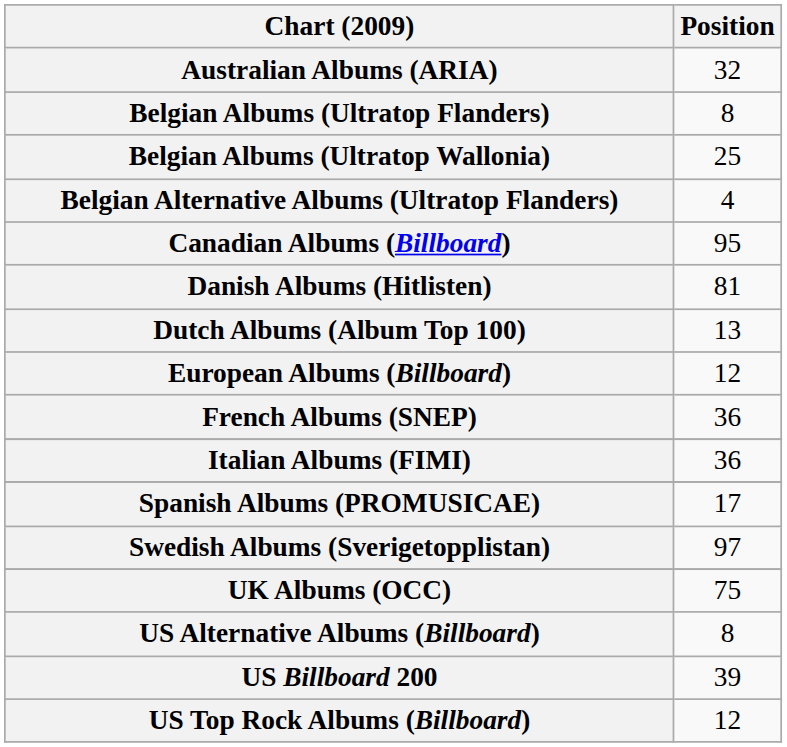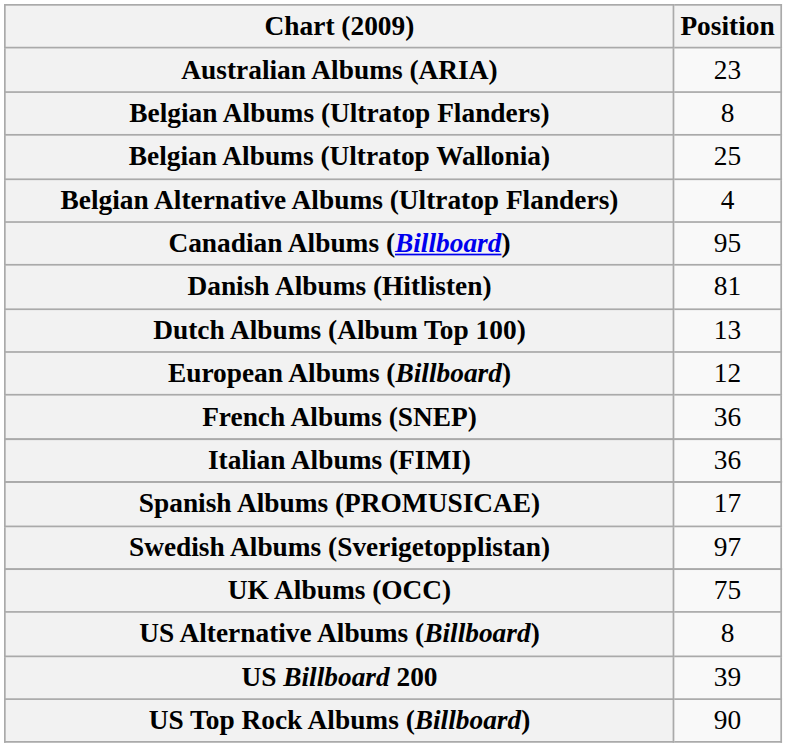(728, 69) 32 -> (728, 69) 23
(728, 720) 12 -> (728, 720) 90
